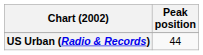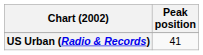(175, 41) 44 -> (175, 41) 41
